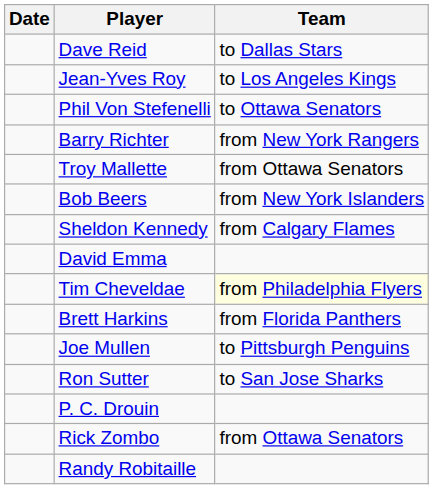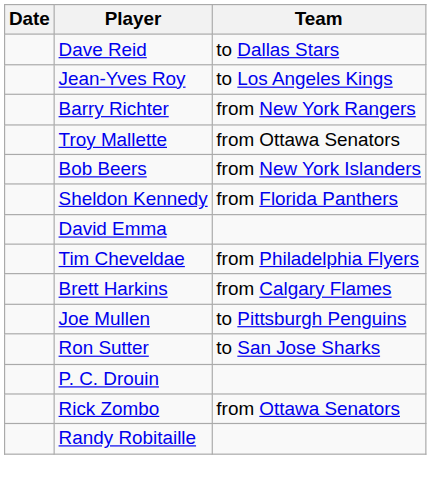- row: (135, 109)
(307, 229) from Calgary Flames -> (307, 199) from Florida Panthers
(321, 288) lightyellow background -> (318, 259) no background
(310, 318) from Florida Panthers -> (304, 288) from Calgary Flames
